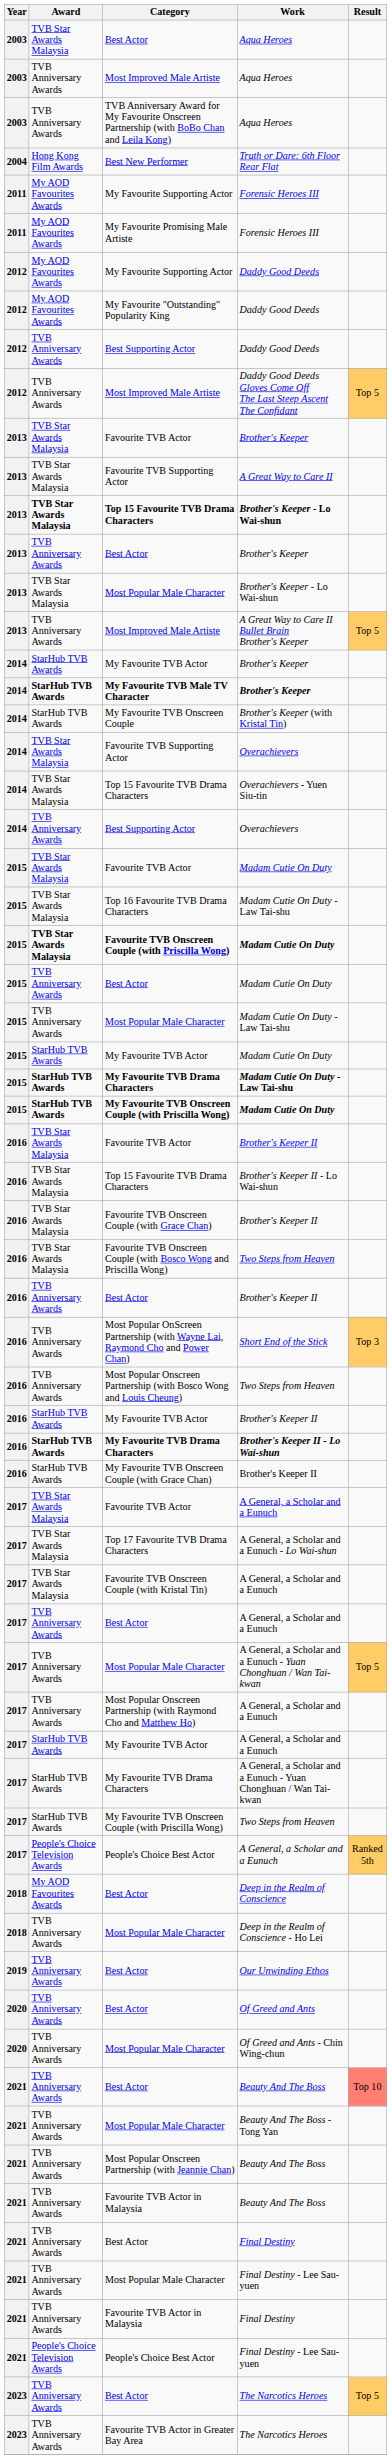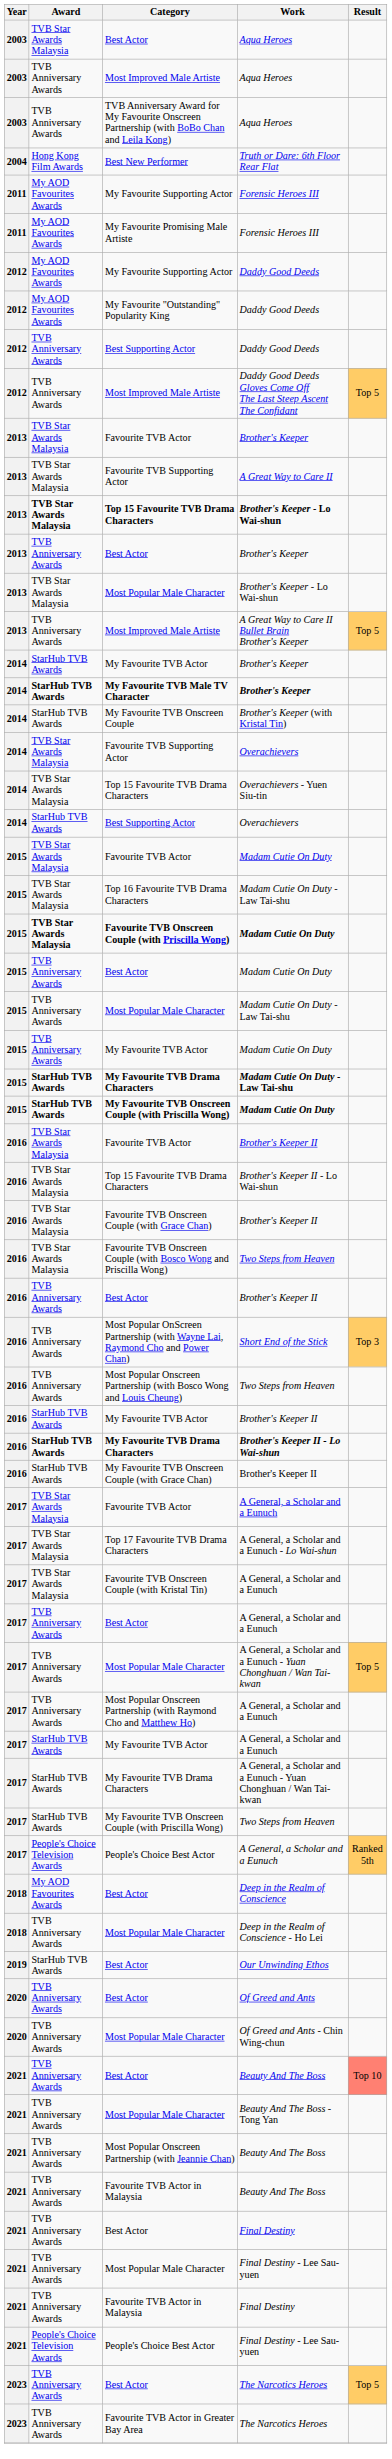(56, 829) TVB Anniversary Awards -> (59, 823) StarHub TVB Awards
(59, 1055) StarHub TVB Awards -> (56, 1049) TVB Anniversary Awards
(56, 1971) TVB Anniversary Awards -> (59, 1965) StarHub TVB Awards
